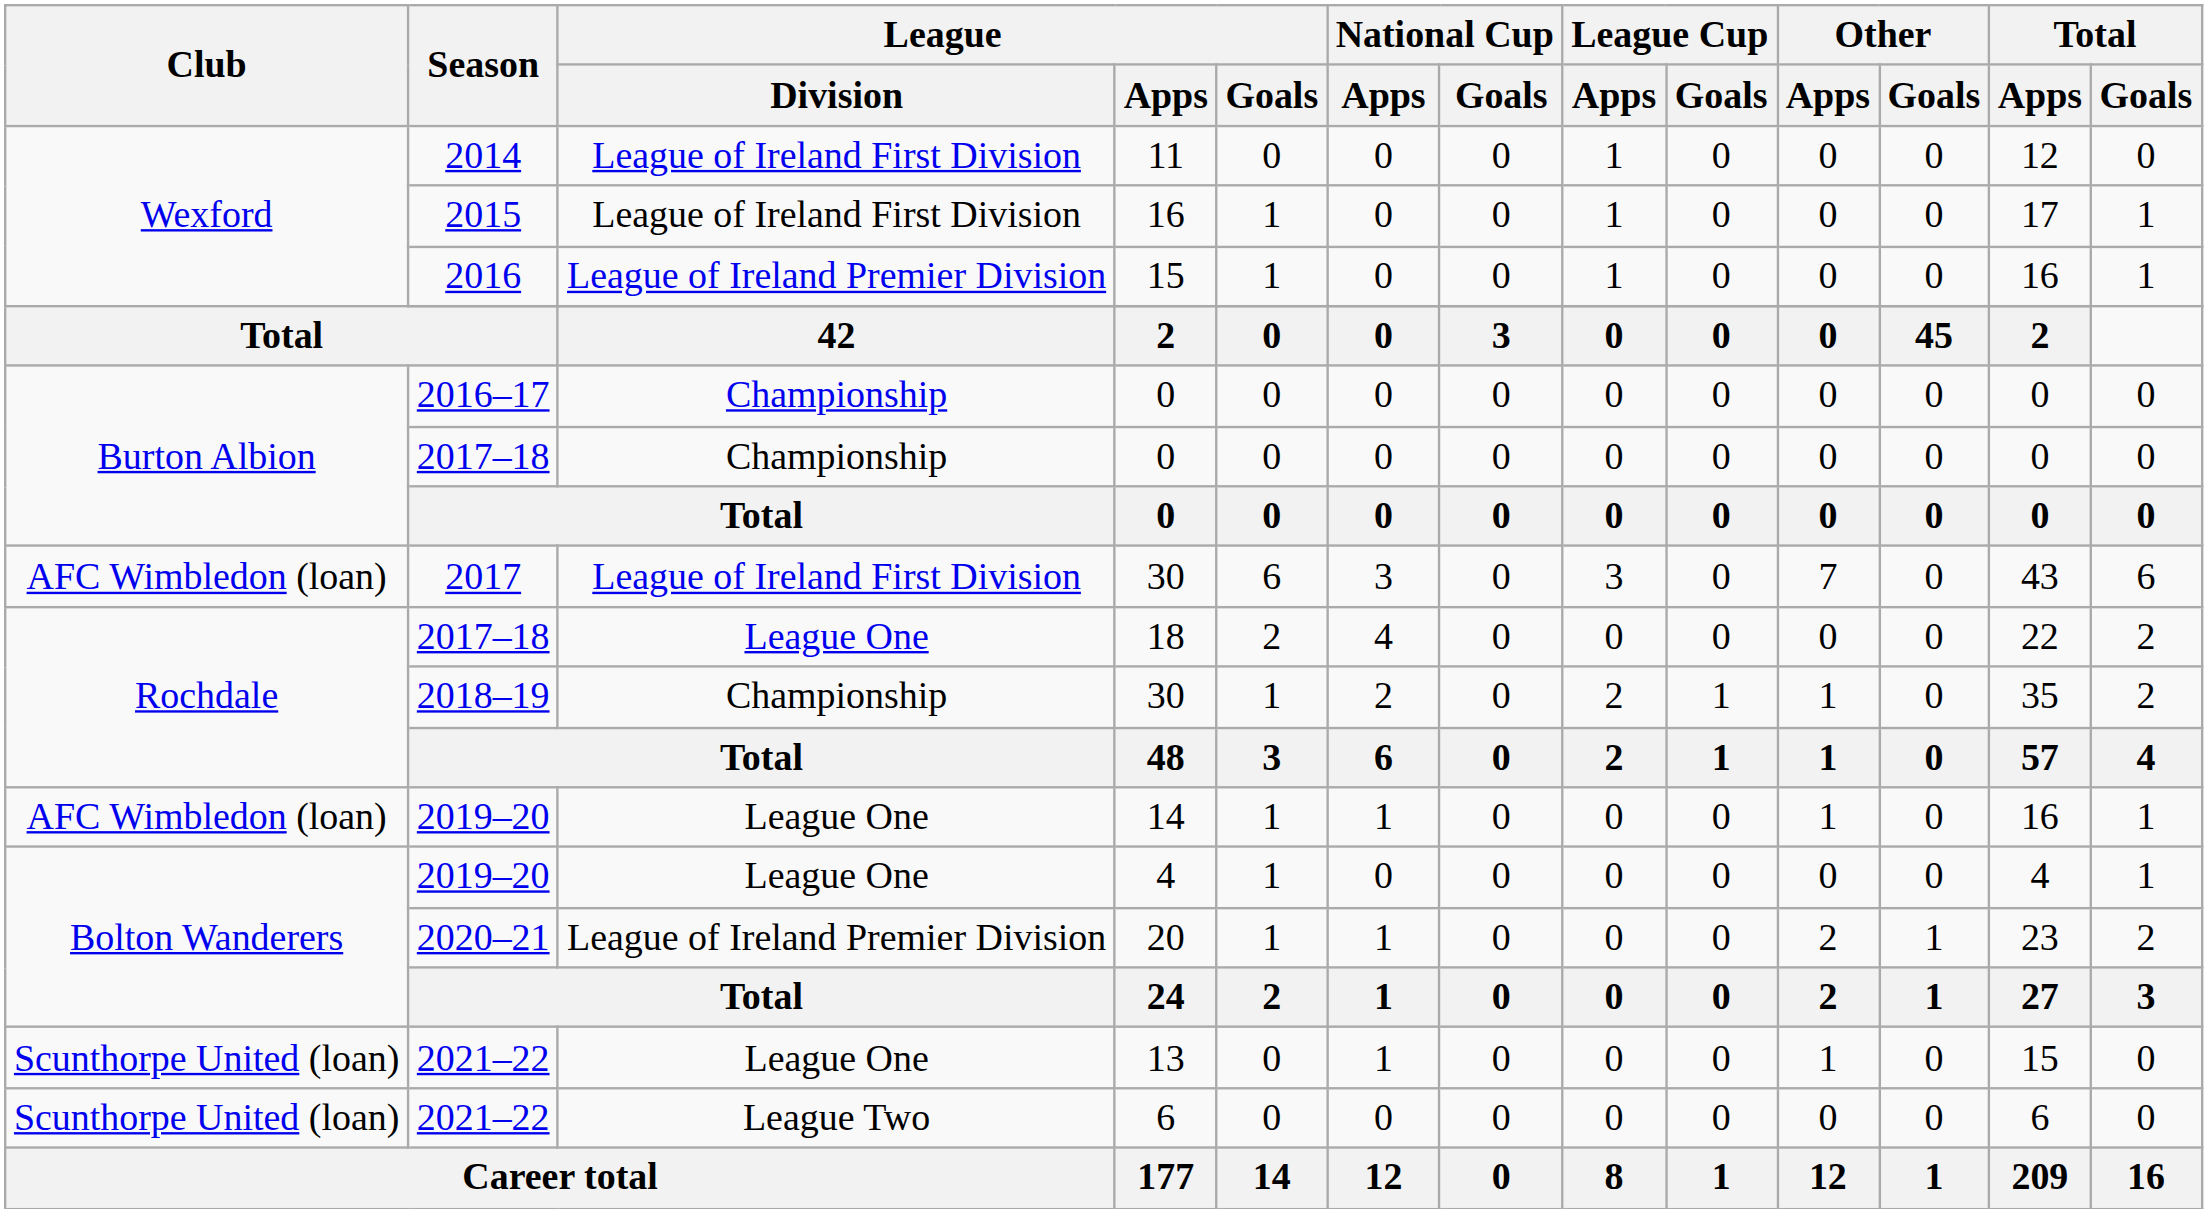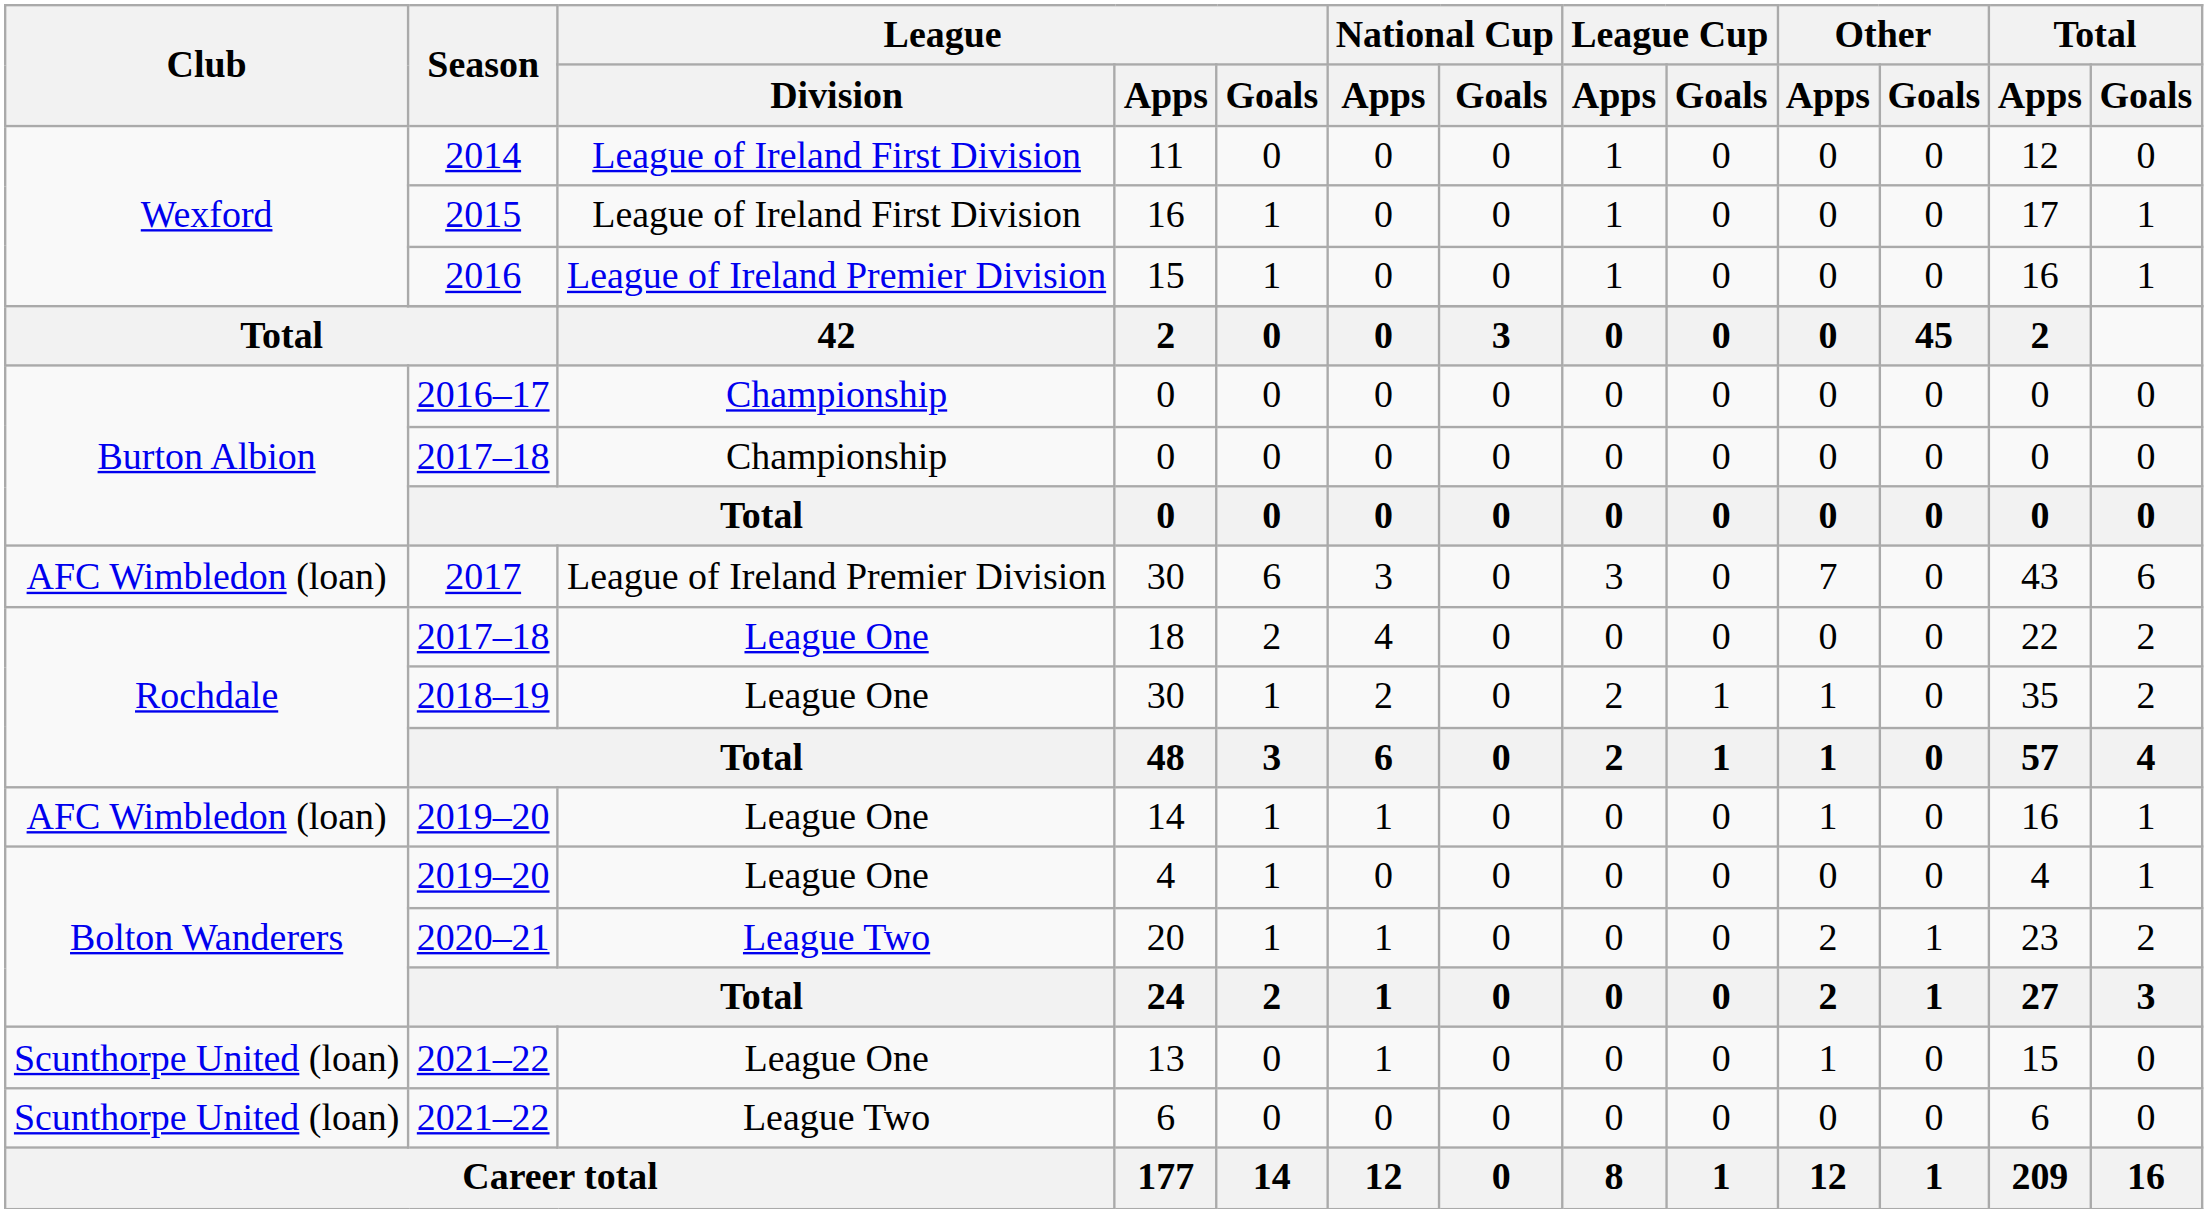(837, 575) League of Ireland First Division -> (837, 575) League of Ireland Premier Division
(837, 696) Championship -> (837, 696) League One
(837, 936) League of Ireland Premier Division -> (837, 936) League Two
